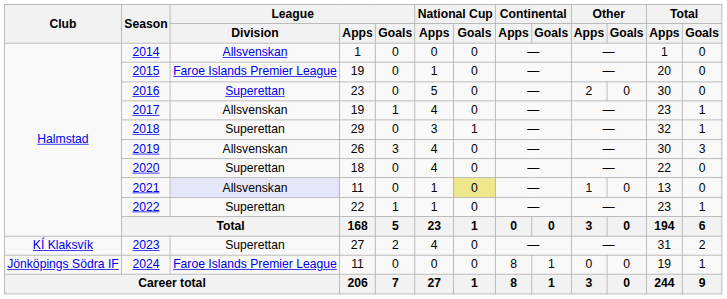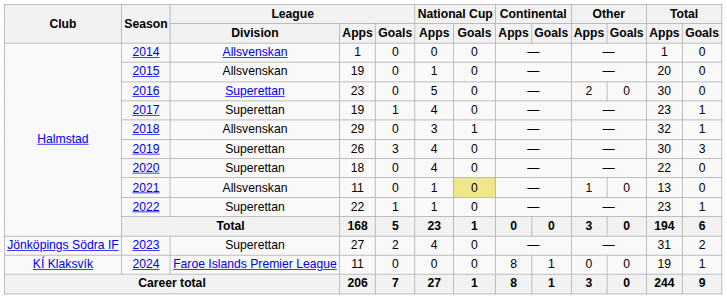(255, 71) Faroe Islands Premier League -> (255, 71) Allsvenskan
(255, 110) Allsvenskan -> (255, 110) Superettan
(255, 129) Superettan -> (255, 129) Allsvenskan
(255, 149) Allsvenskan -> (255, 149) Superettan
(255, 187) lavender background -> (255, 187) no background
(63, 245) KÍ Klaksvík -> (63, 245) Jönköpings Södra IF
(63, 264) Jönköpings Södra IF -> (63, 264) KÍ Klaksvík
